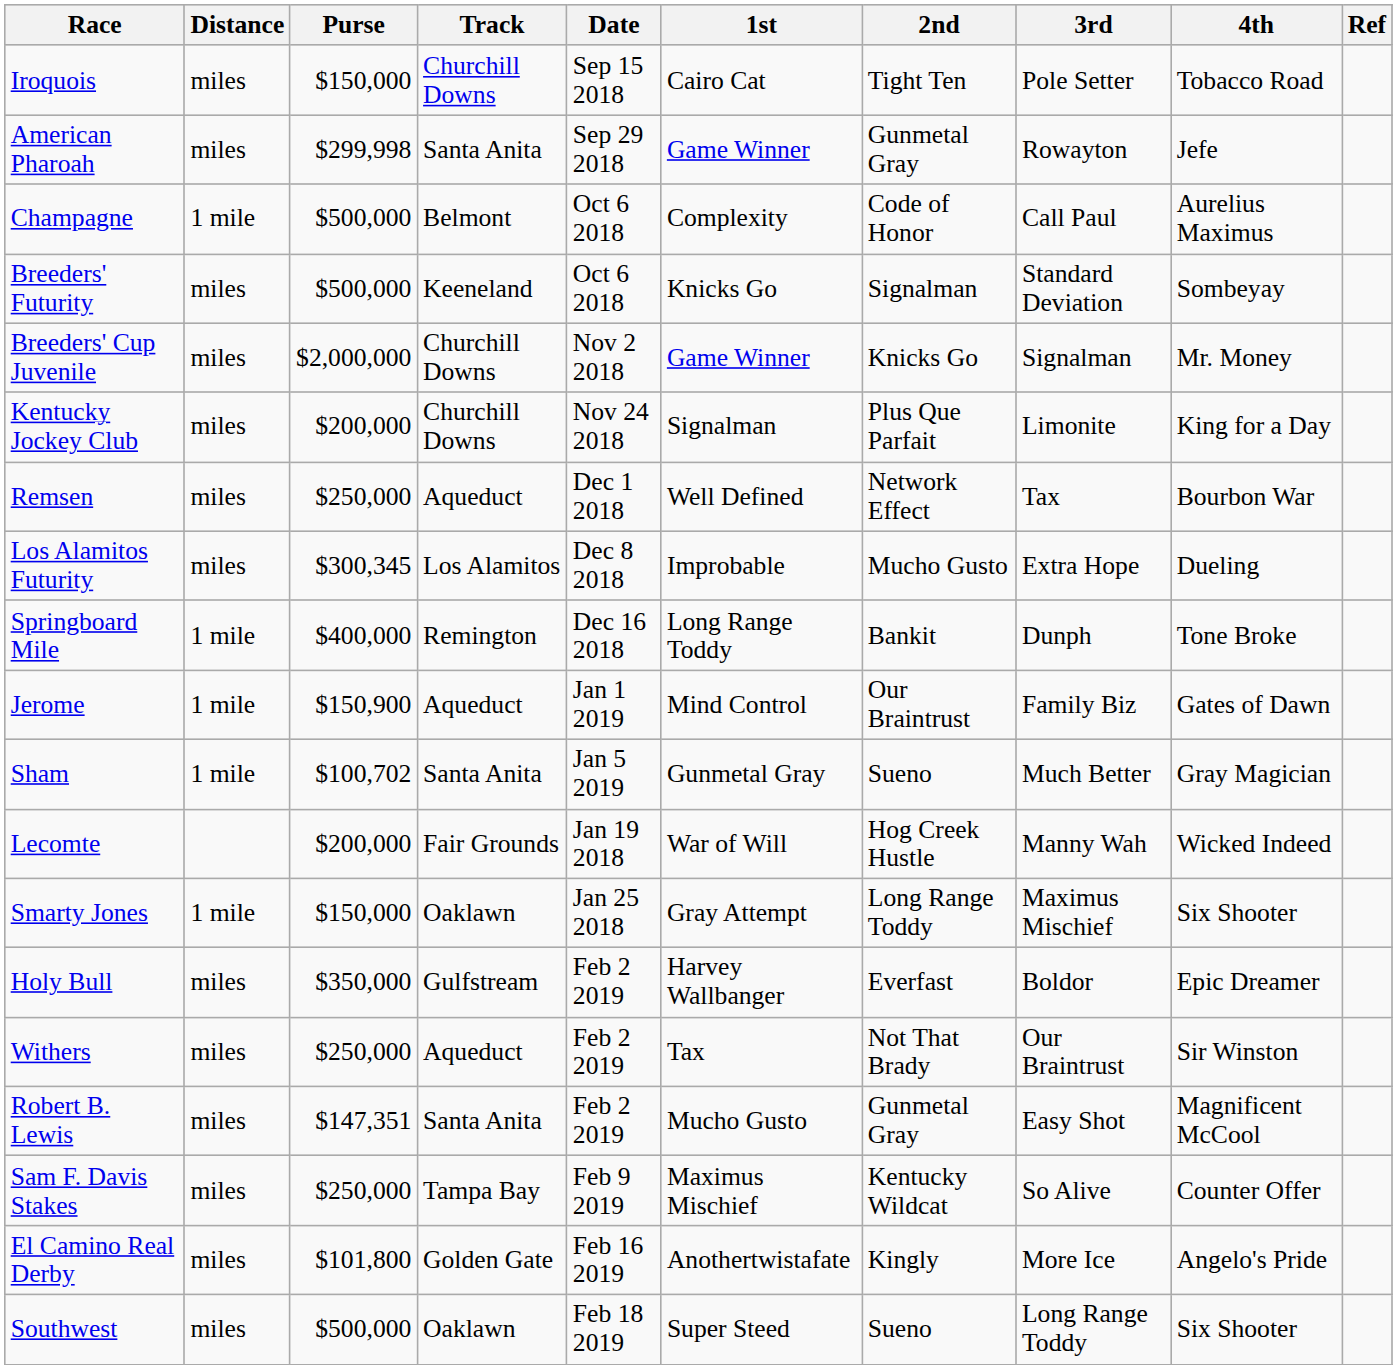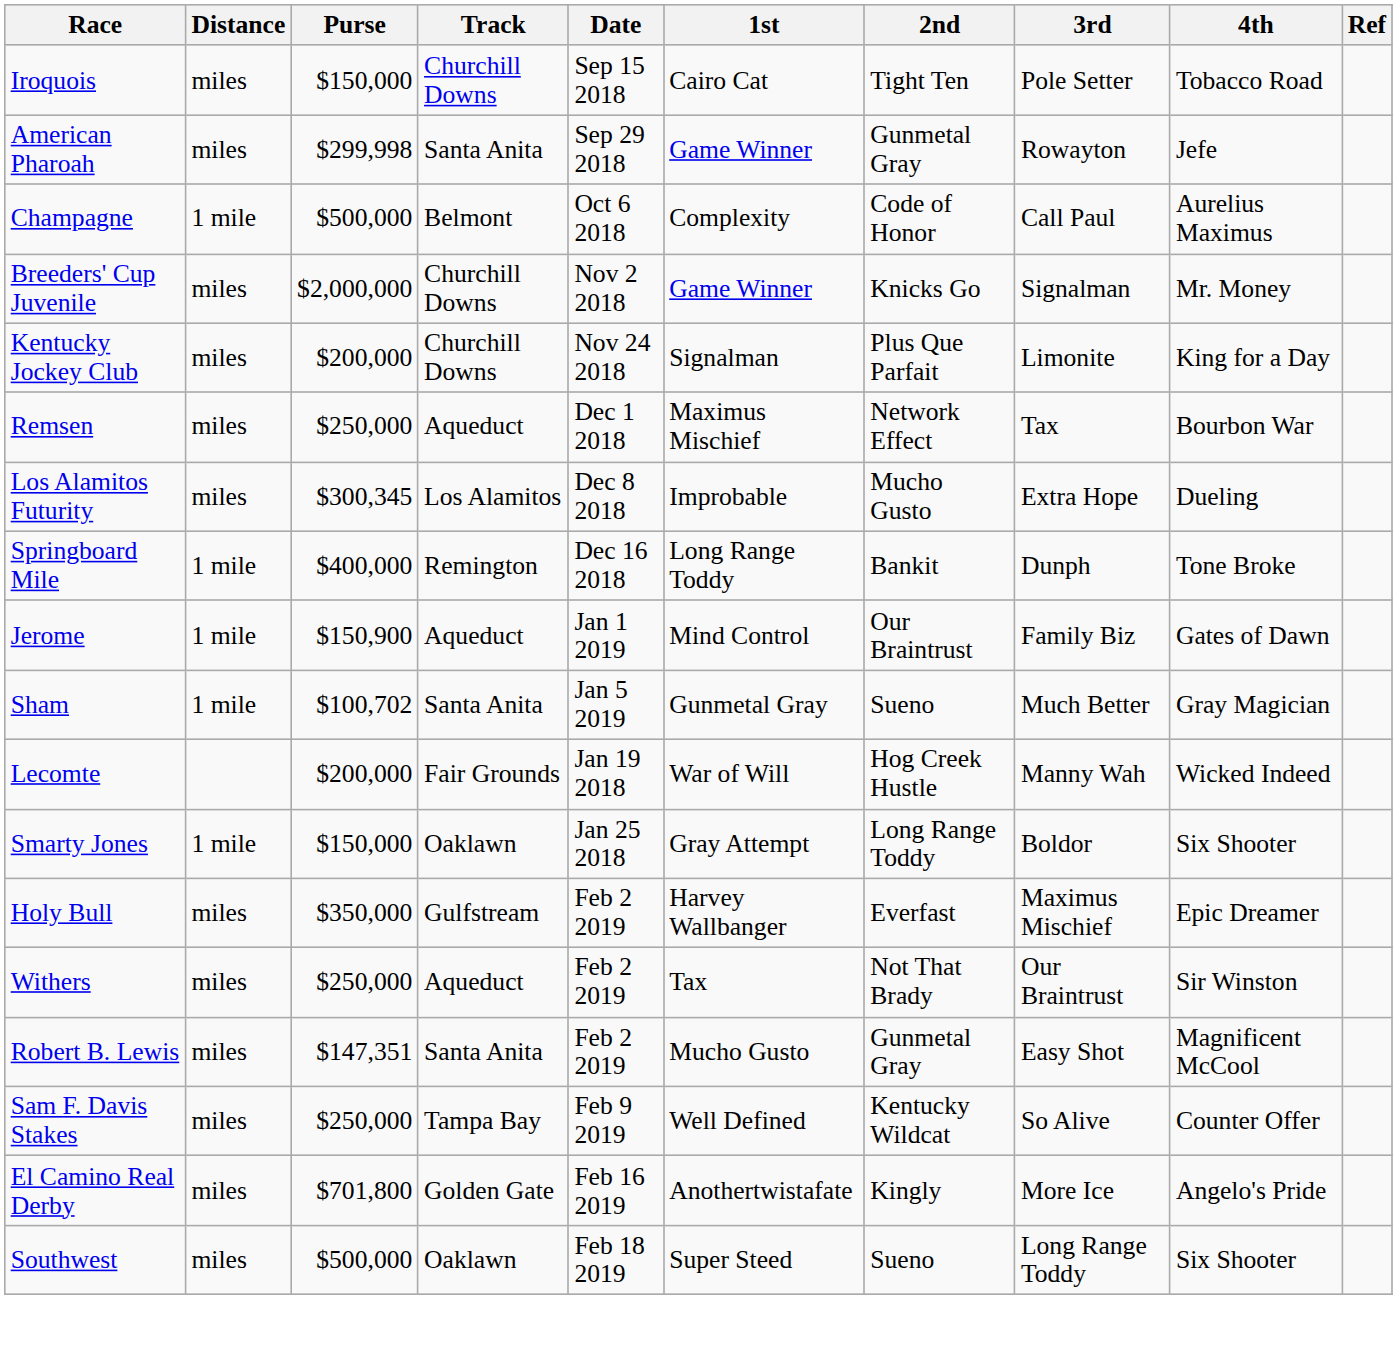- row: (59, 288)
(735, 496) Well Defined -> (718, 426) Maximus Mischief
(1070, 912) Maximus Mischief -> (1056, 843) Boldor
(1058, 982) Boldor -> (1069, 912) Maximus Mischief
(715, 1190) Maximus Mischief -> (737, 1120) Well Defined
(363, 1259) $101,800 -> (364, 1190) $701,800
